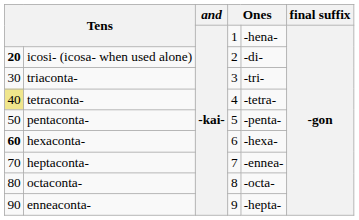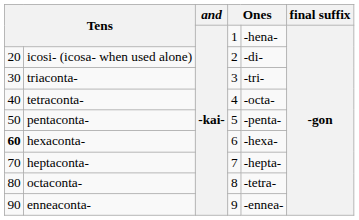(14, 57) bold -> (14, 57) normal
(14, 99) khaki background -> (14, 99) no background
(260, 99) -tetra- -> (259, 99) -octa-
(264, 162) -ennea- -> (262, 162) -hepta-
(259, 183) -octa- -> (260, 183) -tetra-
(262, 204) -hepta- -> (264, 204) -ennea-
